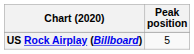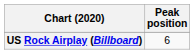(167, 40) 5 -> (167, 40) 6
